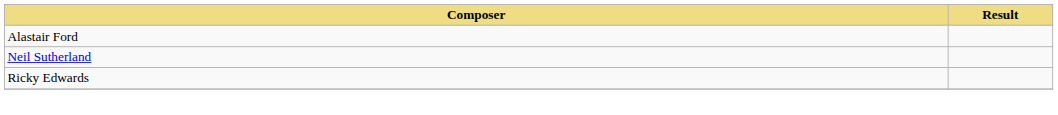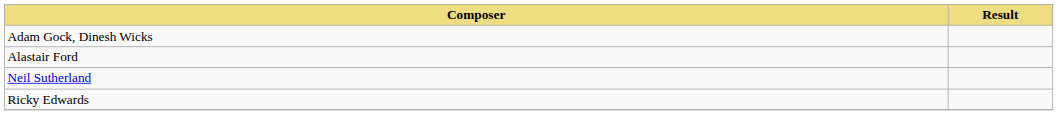+ row: (80, 36)
